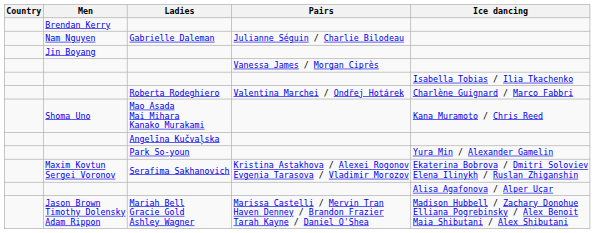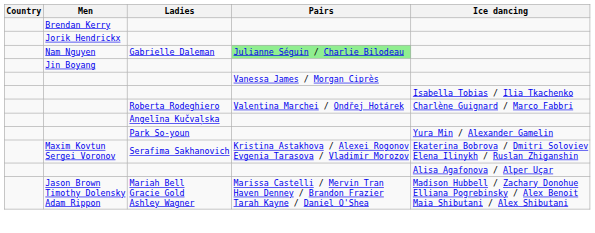+ row: (83, 38)
(319, 38) no background -> (319, 52) lightgreen background
- row: (68, 116)
